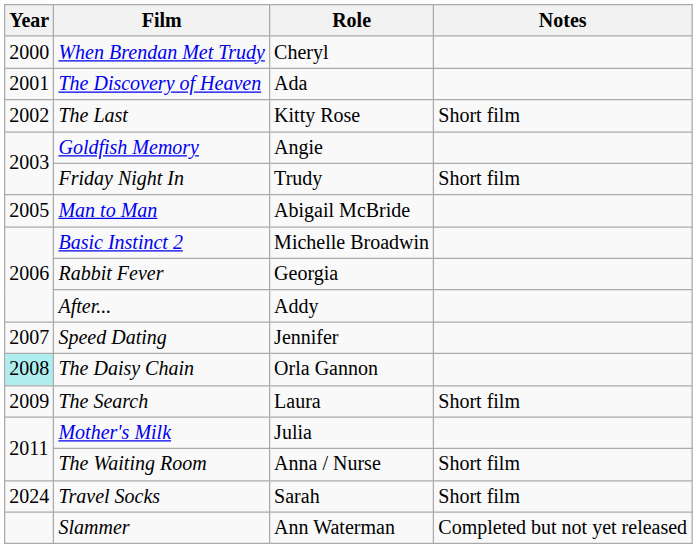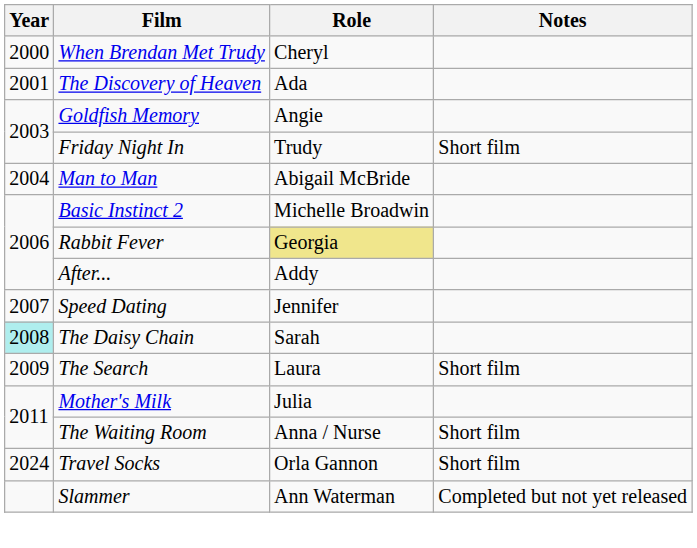- row: (93, 115)
(29, 210) 2005 -> (29, 178) 2004
(306, 274) no background -> (306, 242) khaki background
(326, 369) Orla Gannon -> (297, 337) Sarah
(297, 496) Sarah -> (326, 464) Orla Gannon
